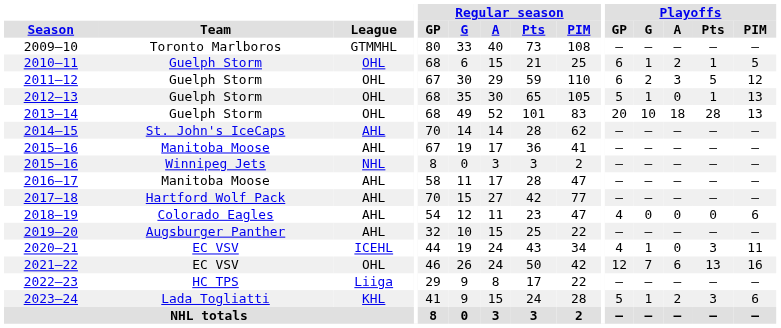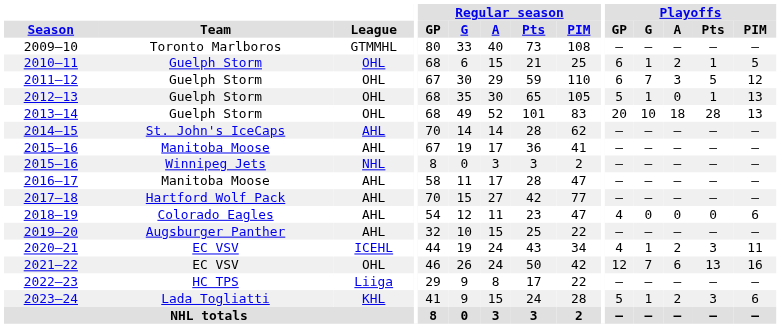(648, 80) 2 -> (648, 80) 7
(677, 248) 0 -> (677, 248) 2
